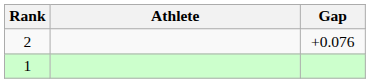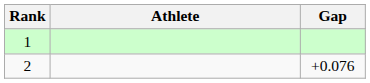rows swapped: (27, 66) <-> (27, 41)
